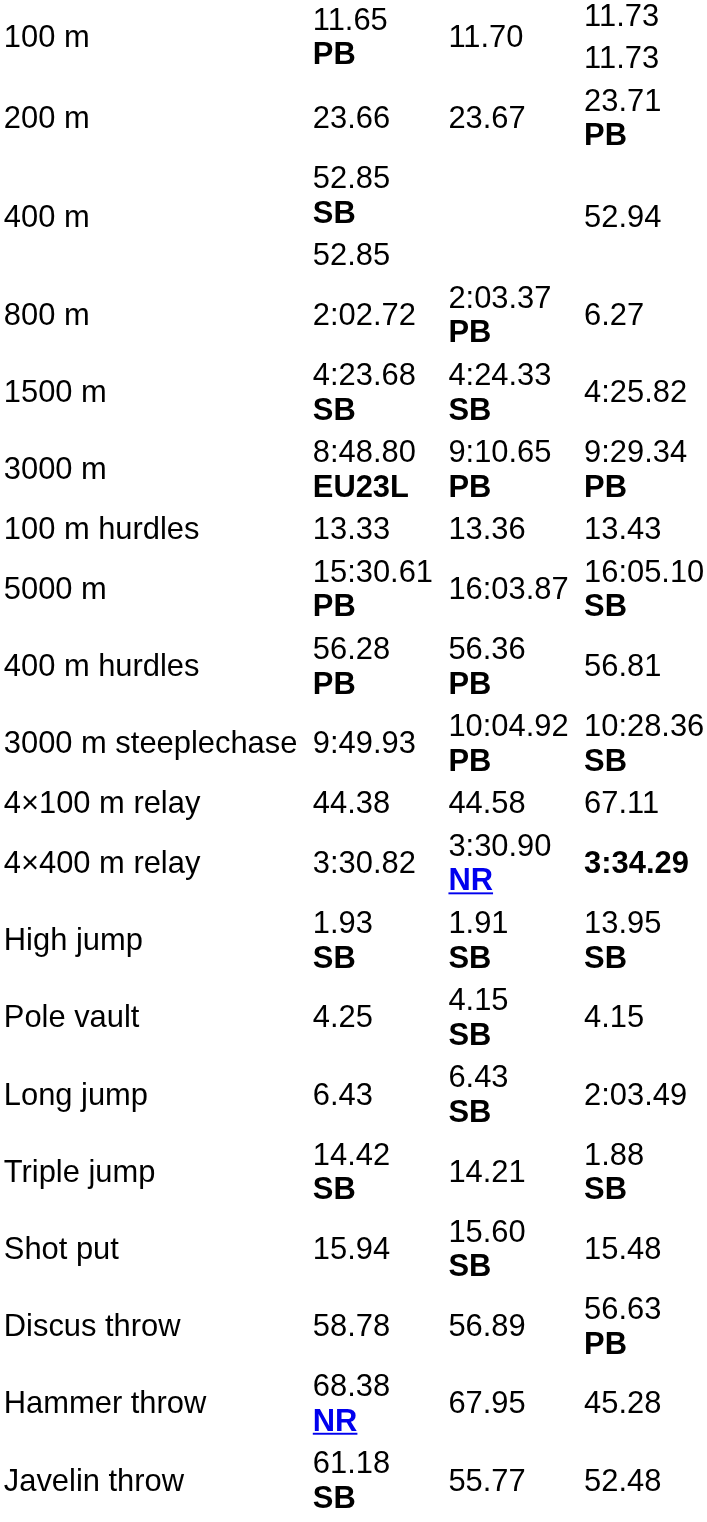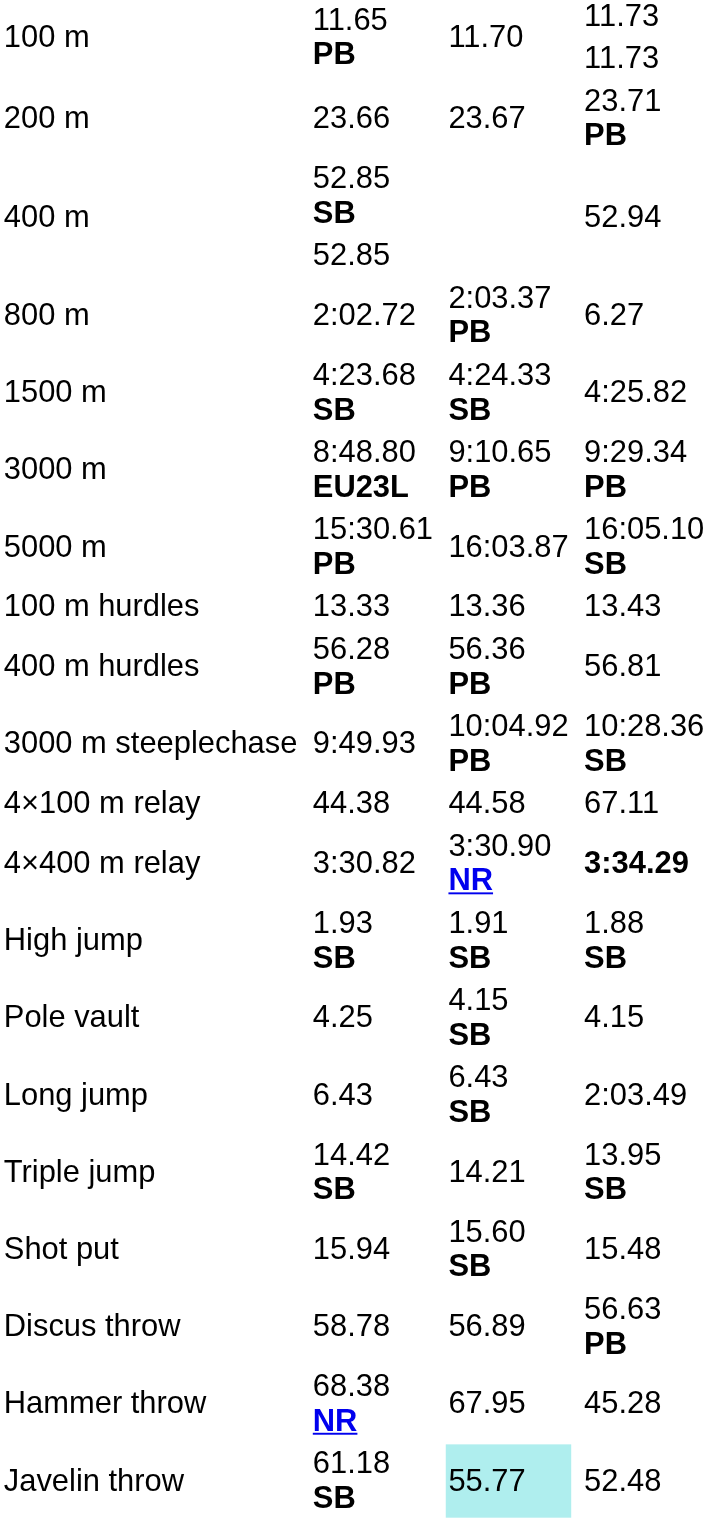rows swapped: (55, 588) <-> (102, 529)
(623, 940) 13.95 SB -> (614, 940) 1.88 SB
(614, 1171) 1.88 SB -> (623, 1171) 13.95 SB
(487, 1480) no background -> (487, 1480) paleturquoise background
